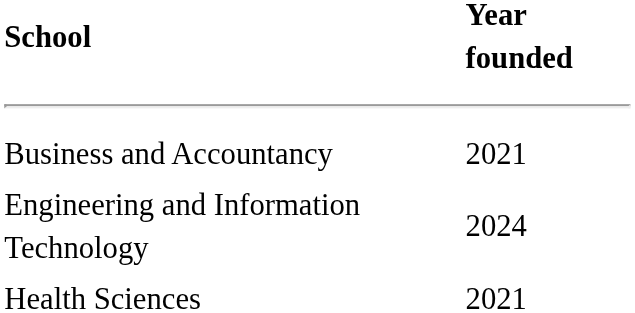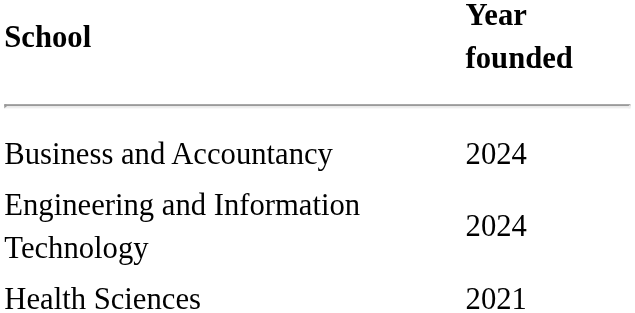(496, 152) 2021 -> (496, 152) 2024
